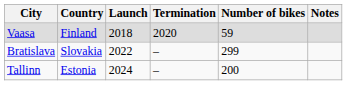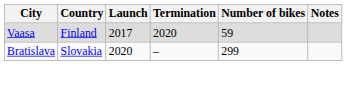(121, 32) 2018 -> (121, 32) 2017
(121, 51) 2022 -> (121, 51) 2020
- row: (24, 70)
